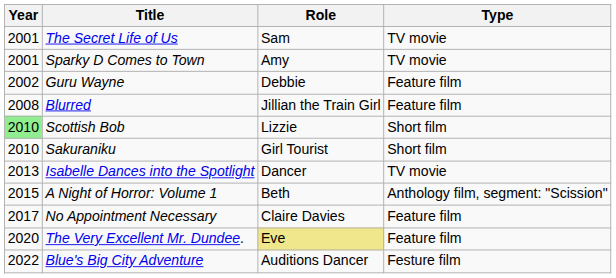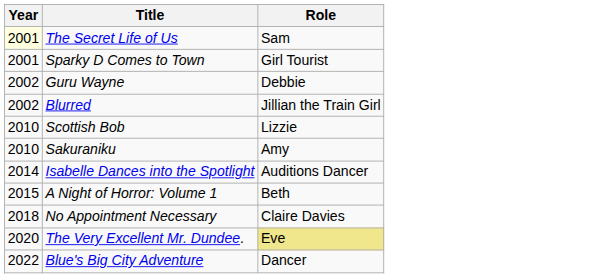- column: (497, 15)
(23, 37) no background -> (23, 37) lightyellow background
(275, 60) Amy -> (294, 60) Girl Tourist
(23, 104) 2008 -> (23, 104) 2002
(23, 127) lightgreen background -> (23, 127) no background
(294, 149) Girl Tourist -> (275, 149) Amy
(23, 171) 2013 -> (23, 171) 2014
(284, 171) Dancer -> (315, 171) Auditions Dancer
(23, 216) 2017 -> (23, 216) 2018
(315, 261) Auditions Dancer -> (284, 261) Dancer
